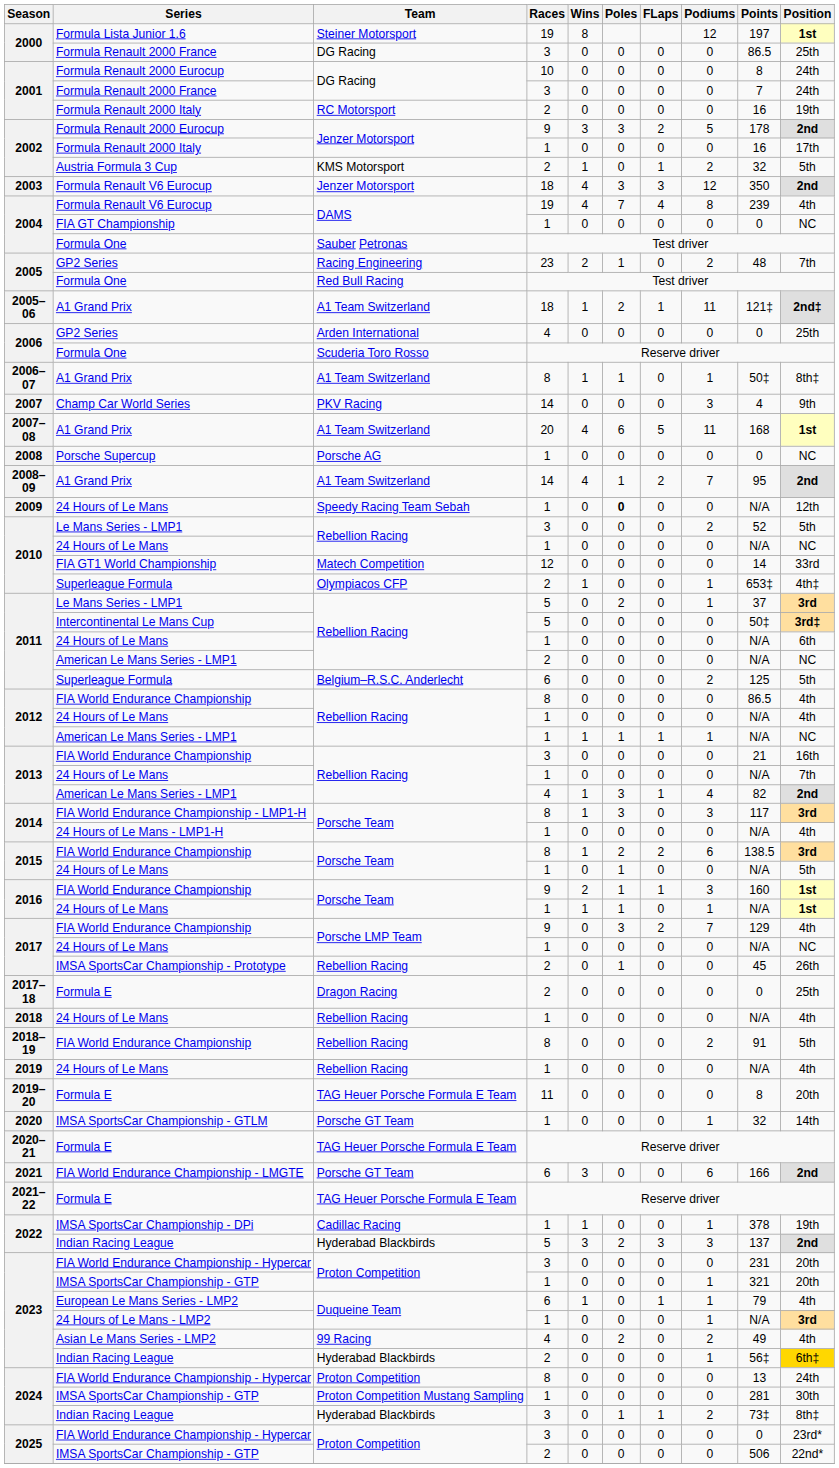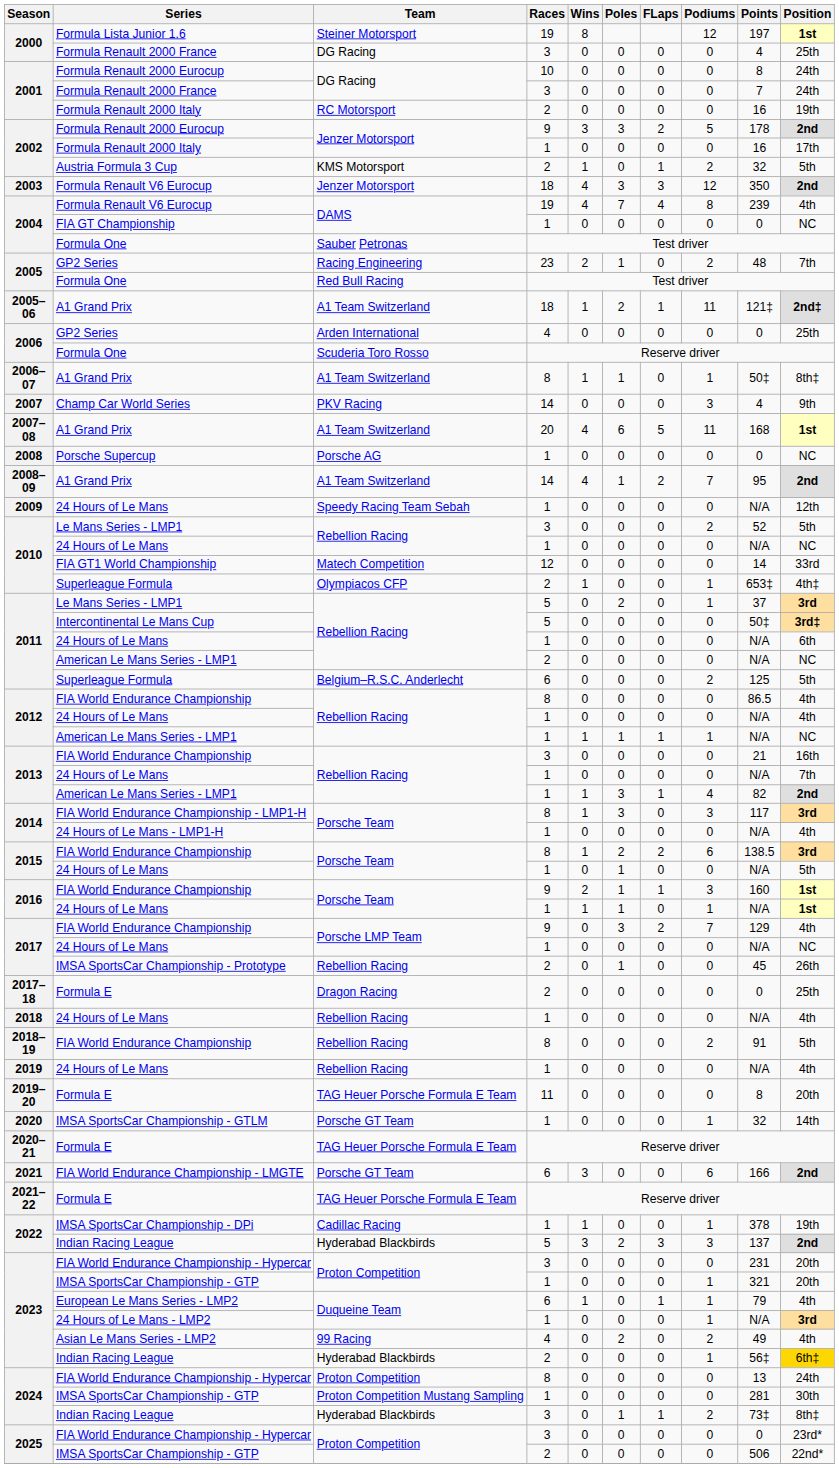(759, 53) 86.5 -> (759, 53) 4
(621, 508) bold -> (621, 508) normal
(547, 794) 4 -> (547, 794) 1
